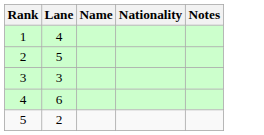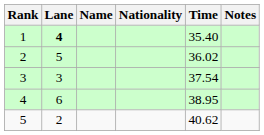+ column: (203, 15)
(59, 36) normal -> (59, 36) bold
